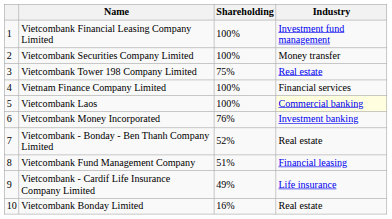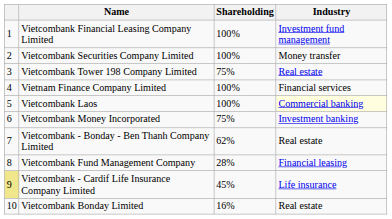(226, 119) 76% -> (226, 119) 75%
(226, 141) 52% -> (226, 141) 62%
(226, 163) 51% -> (226, 163) 28%
(9, 184) no background -> (9, 184) khaki background
(226, 184) 49% -> (226, 184) 45%
